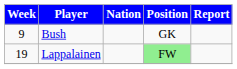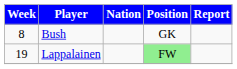(22, 34) 9 -> (22, 34) 8
